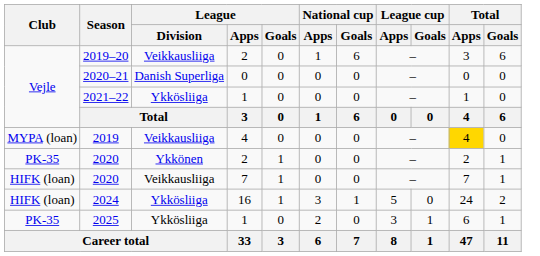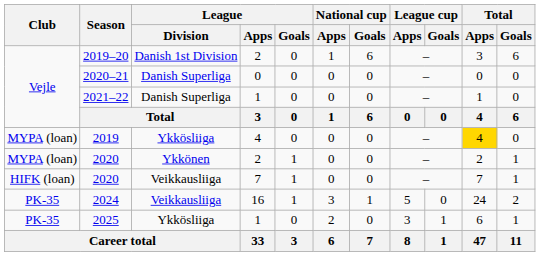(179, 55) Veikkausliiga -> (186, 55) Danish 1st Division
(179, 96) Ykkösliiga -> (186, 96) Danish Superliga
(179, 138) Veikkausliiga -> (186, 138) Ykkösliiga
(42, 158) PK-35 -> (42, 158) MYPA (loan)
(42, 199) HIFK (loan) -> (42, 199) PK-35
(179, 199) Ykkösliiga -> (186, 199) Veikkausliiga
